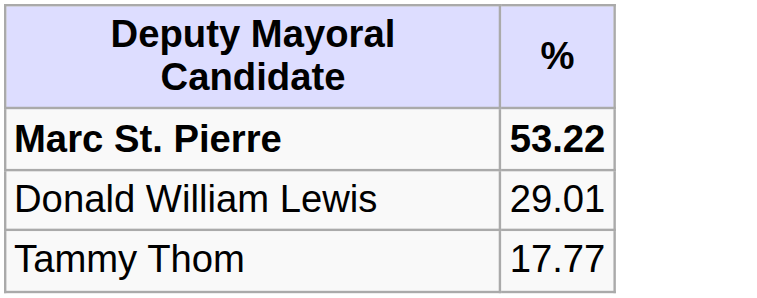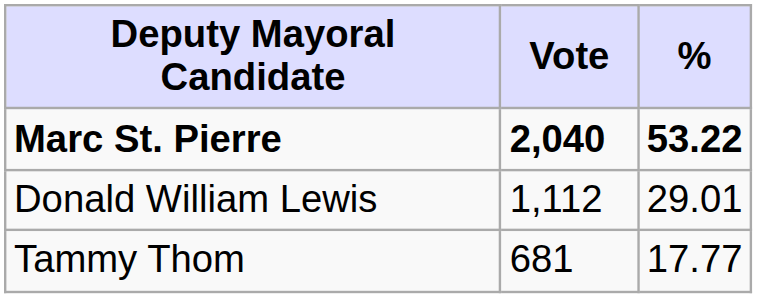+ column: (569, 56)
